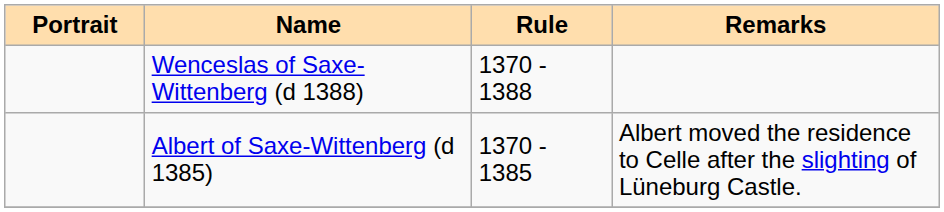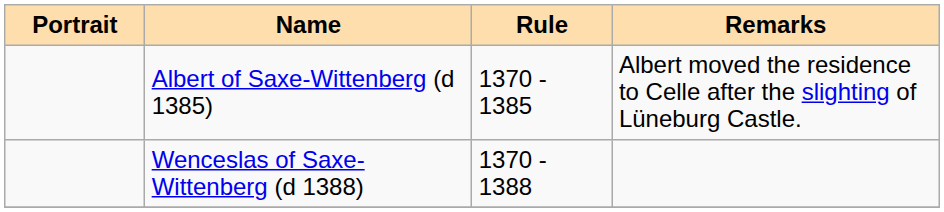rows swapped: (303, 159) <-> (258, 78)
